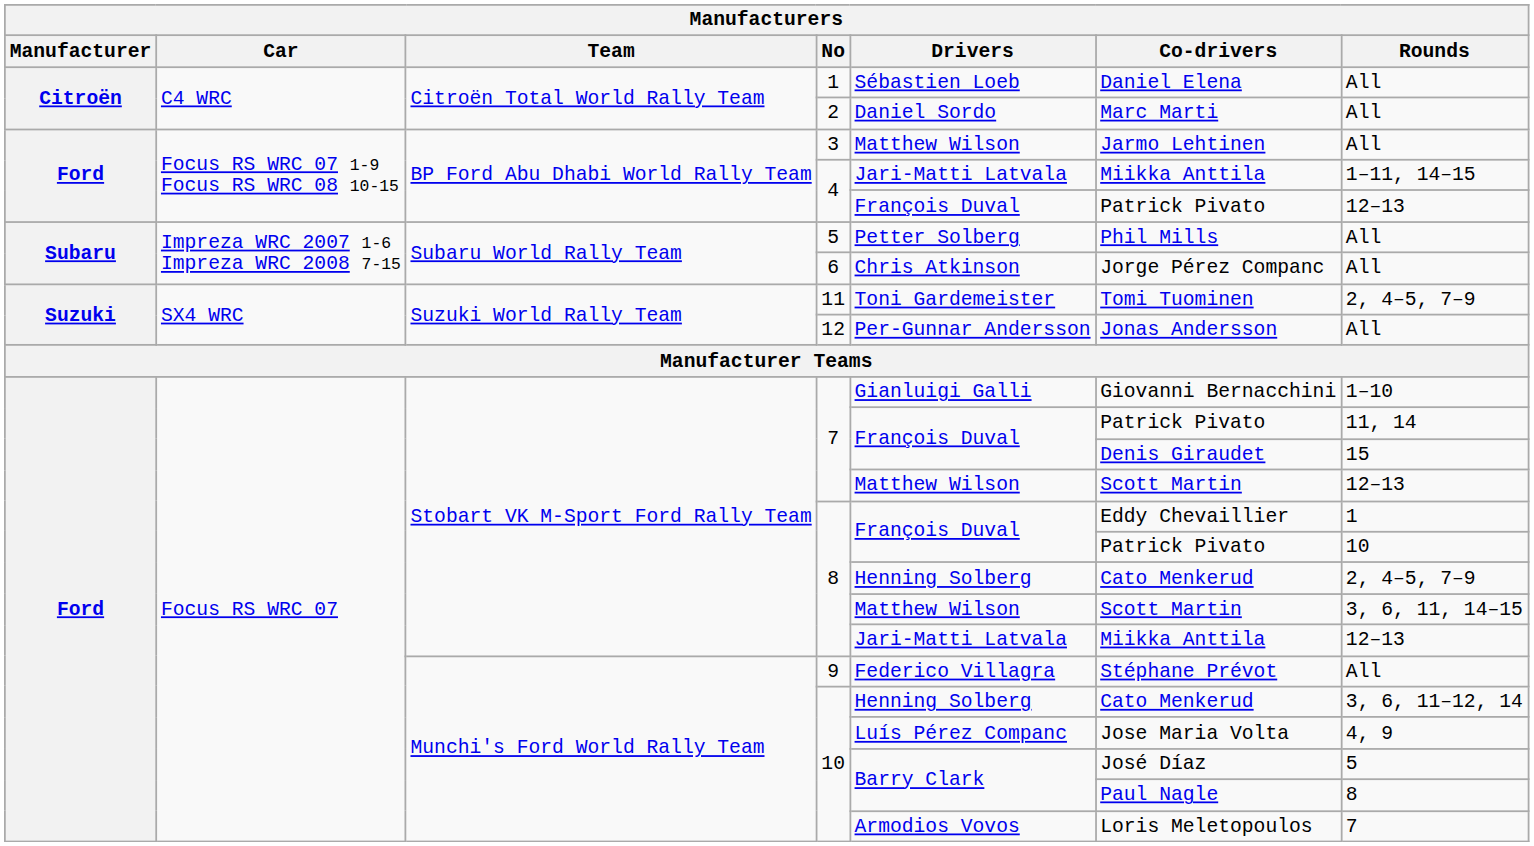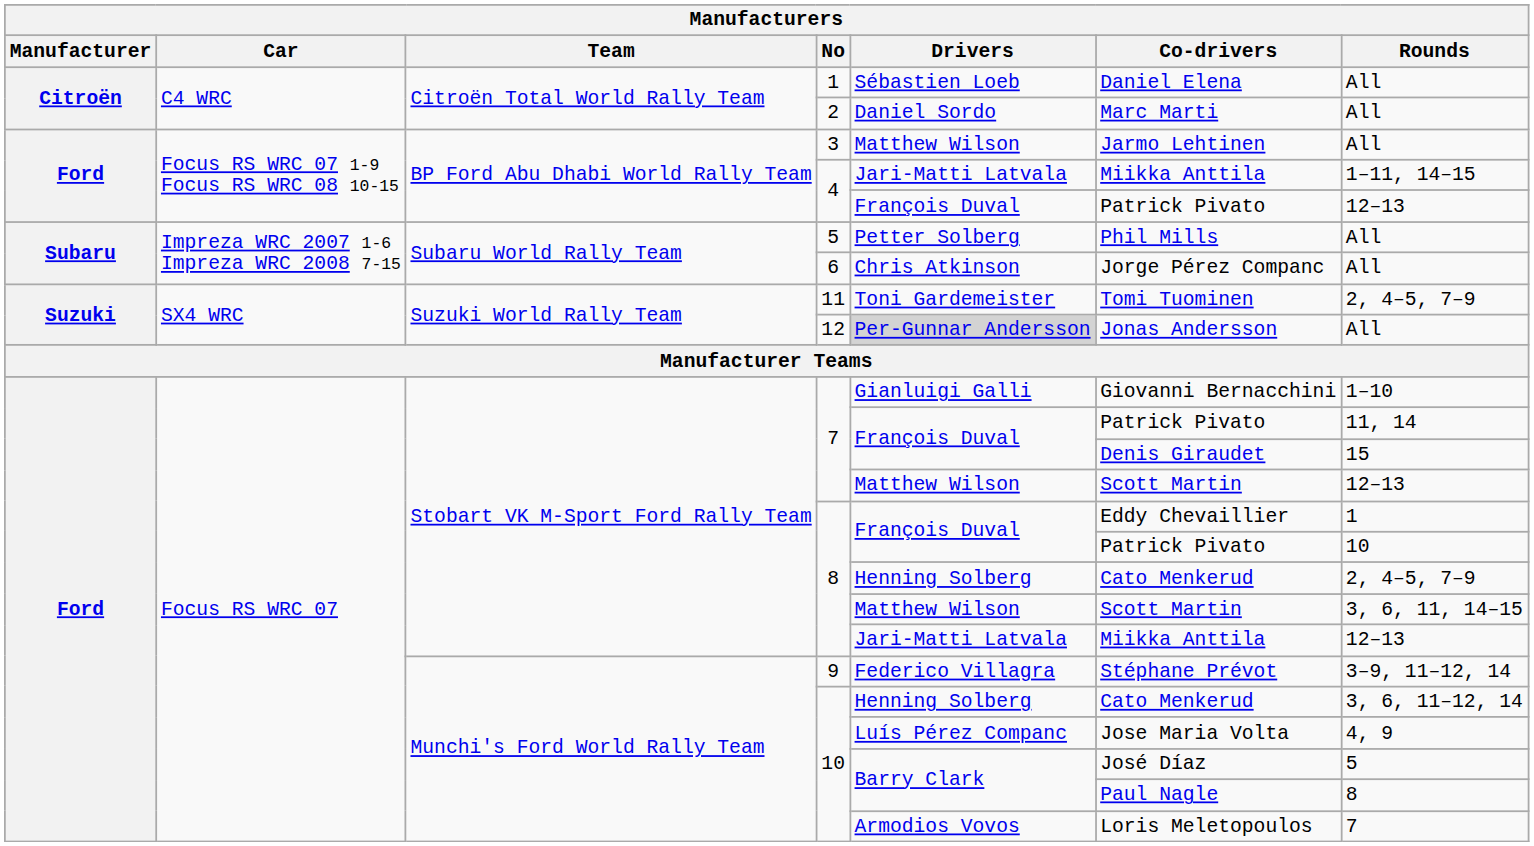(973, 330) no background -> (973, 330) lightgrey background
(1364, 671) All -> (1428, 671) 3–9, 11–12, 14
